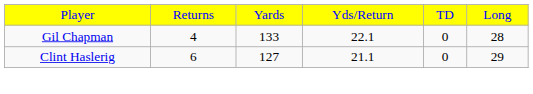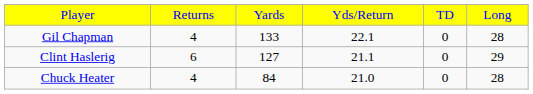+ row: (77, 78)
